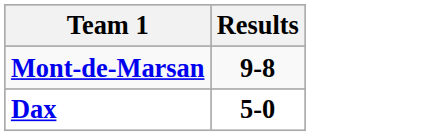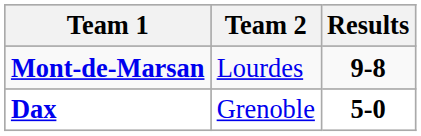+ column: (266, 25)
